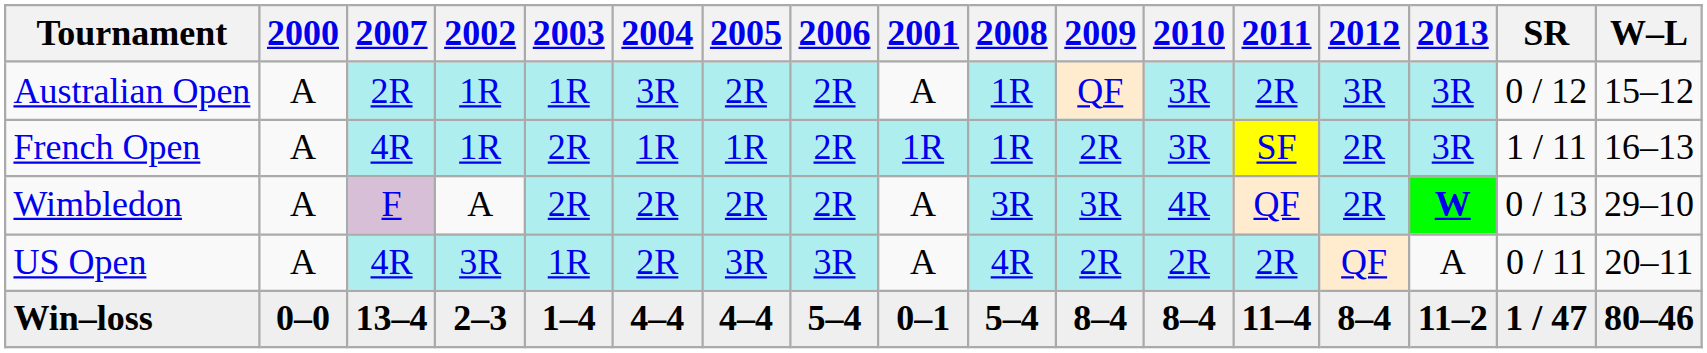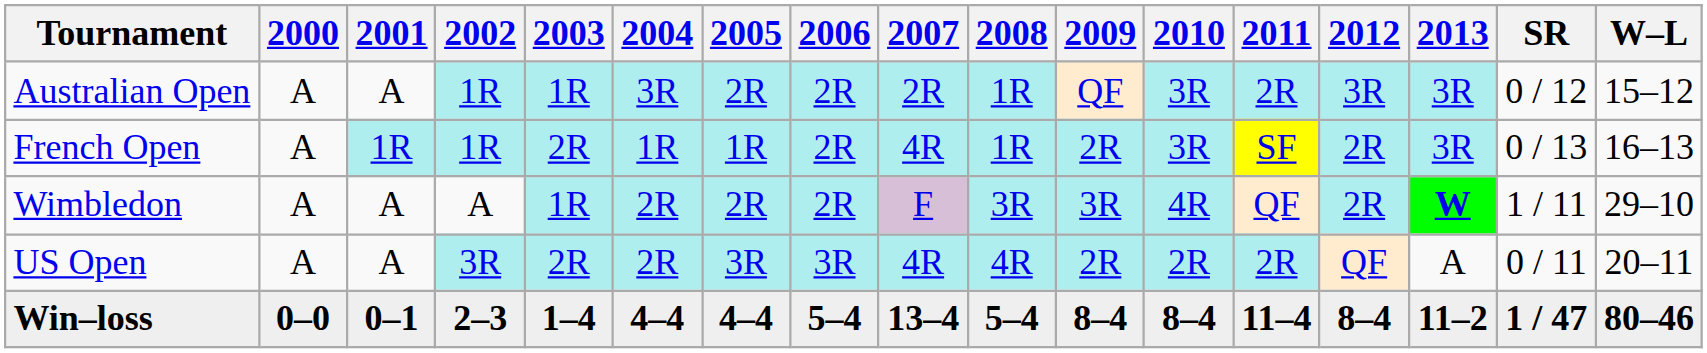columns swapped: (923, 33) <-> (392, 33)
(1546, 147) 1 / 11 -> (1546, 147) 0 / 13
(569, 204) 2R -> (569, 204) 1R
(1546, 204) 0 / 13 -> (1546, 204) 1 / 11
(569, 261) 1R -> (569, 261) 2R
